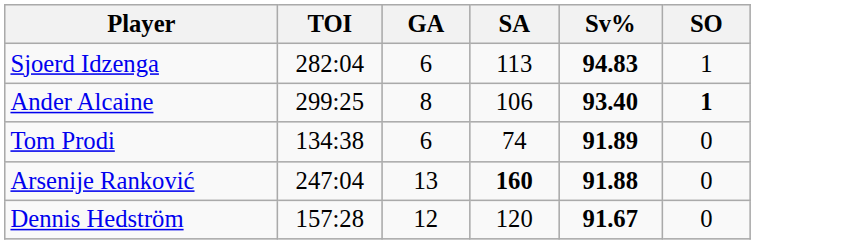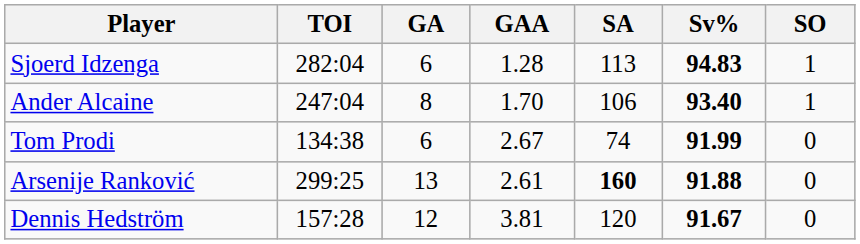+ column: (522, 24)
(330, 102) 299:25 -> (330, 102) 247:04
(706, 102) bold -> (810, 102) normal
(610, 141) 91.89 -> (714, 141) 91.99
(330, 180) 247:04 -> (330, 180) 299:25
